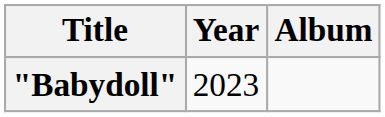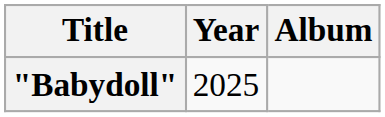(226, 83) 2023 -> (226, 83) 2025
